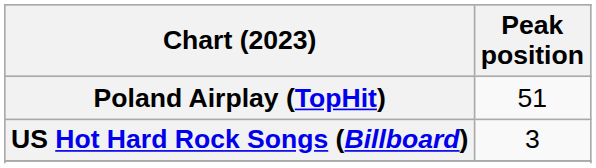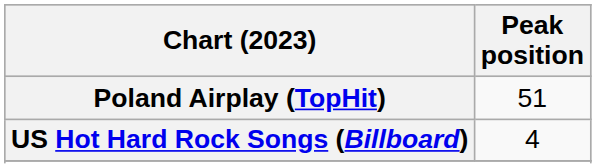(532, 139) 3 -> (532, 139) 4
